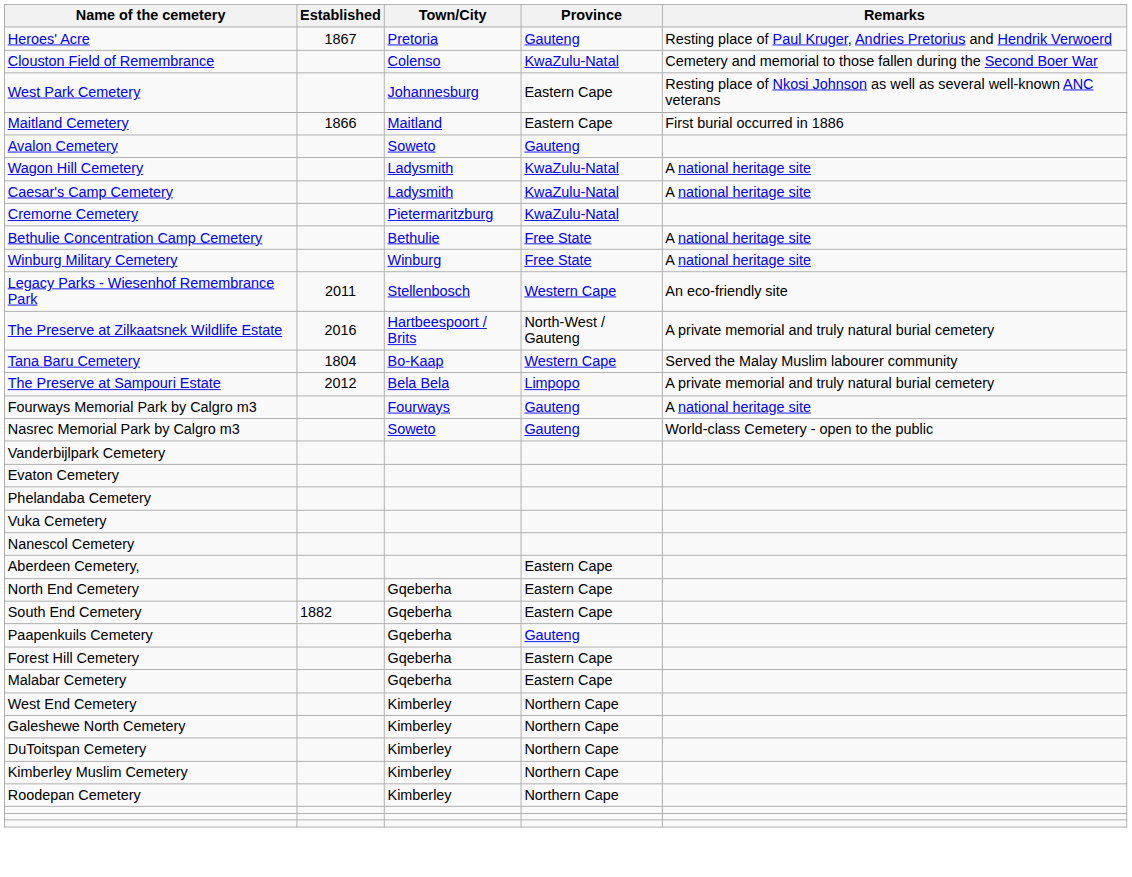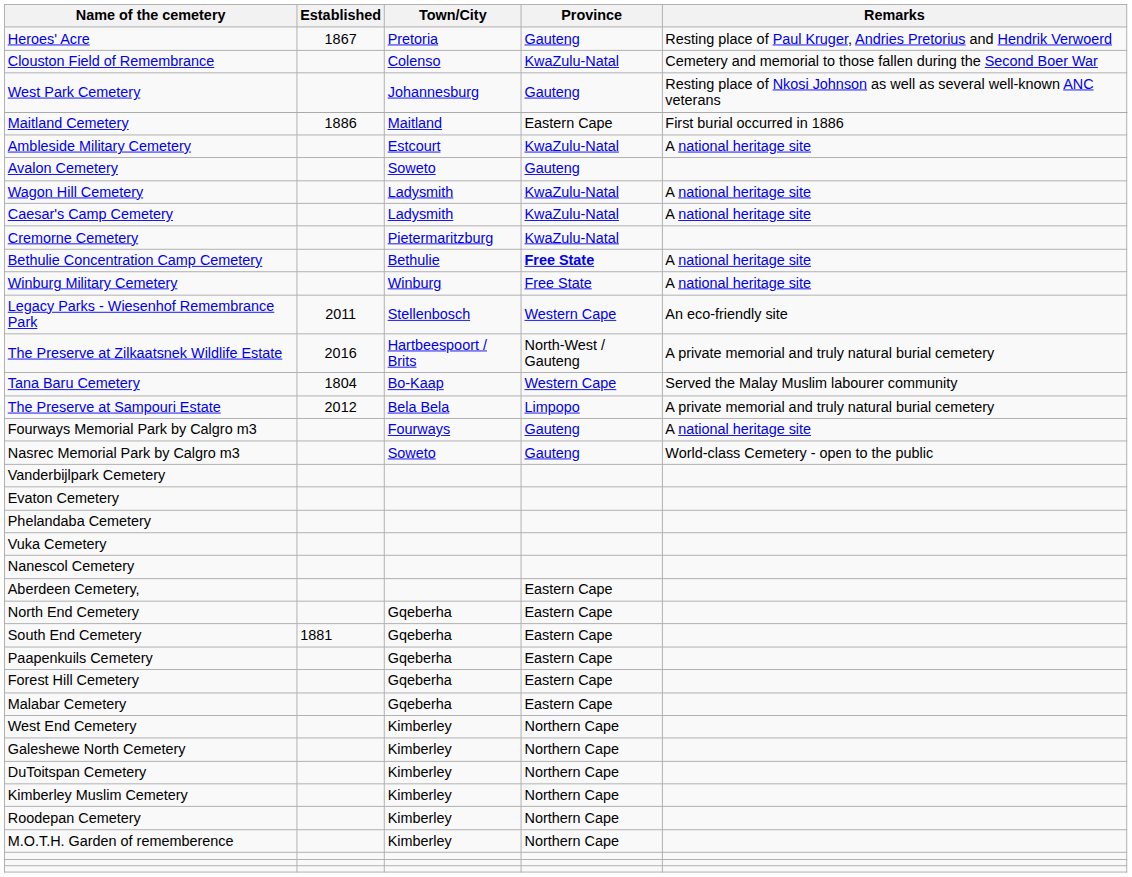(568, 92) Eastern Cape -> (552, 92) Gauteng
(341, 123) 1866 -> (341, 123) 1886
+ row: (99, 146)
(558, 237) normal -> (559, 260) bold
(316, 612) 1882 -> (316, 635) 1881
(552, 635) Gauteng -> (569, 658) Eastern Cape
+ row: (121, 840)
